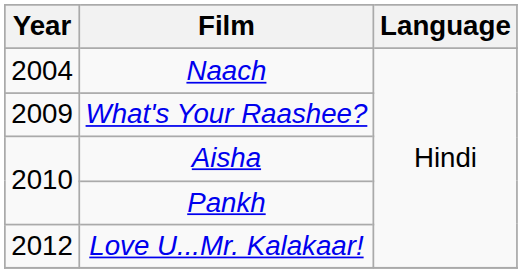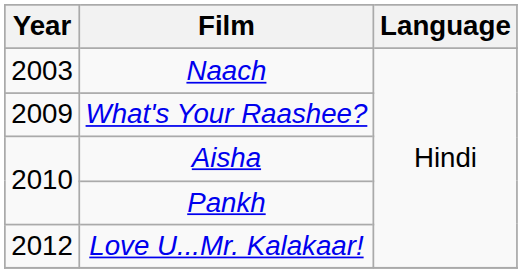(42, 70) 2004 -> (42, 70) 2003
